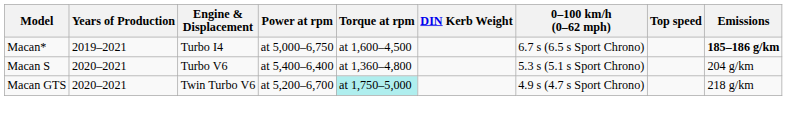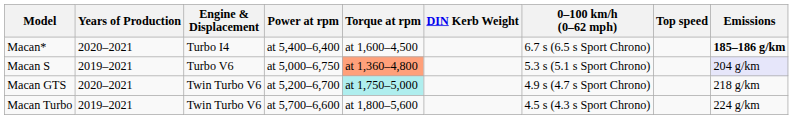(99, 47) 2019–2021 -> (105, 47) 2020–2021
(297, 47) at 5,000–6,750 -> (303, 47) at 5,400–6,400
(99, 66) 2020–2021 -> (105, 66) 2019–2021
(297, 66) at 5,400–6,400 -> (303, 66) at 5,000–6,750
(375, 66) no background -> (381, 66) lightsalmon background
(731, 66) no background -> (737, 66) lavender background
+ row: (40, 104)
